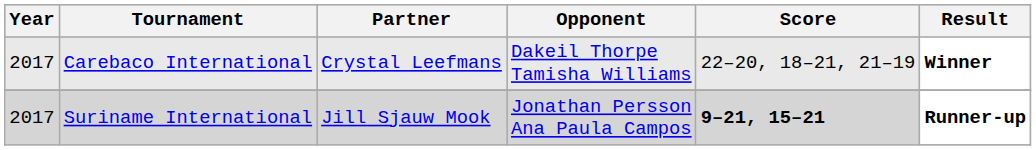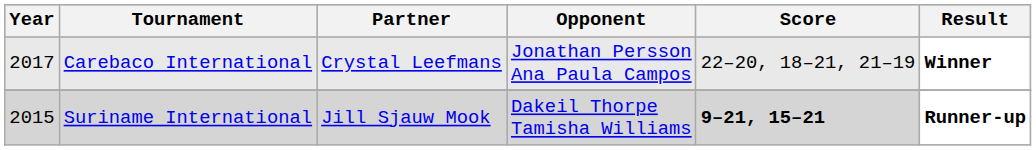(601, 63) Dakeil Thorpe Tamisha Williams -> (601, 63) Jonathan Persson Ana Paula Campos
(32, 117) 2017 -> (32, 117) 2015
(601, 117) Jonathan Persson Ana Paula Campos -> (601, 117) Dakeil Thorpe Tamisha Williams
